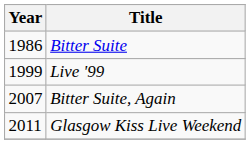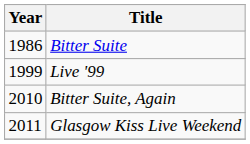(25, 98) 2007 -> (25, 98) 2010
